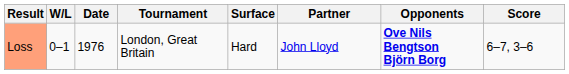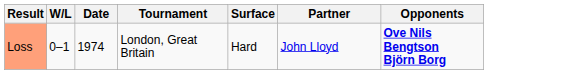- column: (524, 14)
(91, 46) 1976 -> (91, 46) 1974
